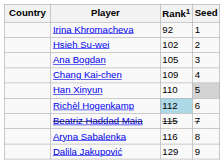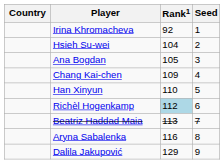(170, 45) 102 -> (170, 45) 104
(197, 90) lightgrey background -> (197, 90) no background
(170, 121) 115 -> (170, 121) 113
